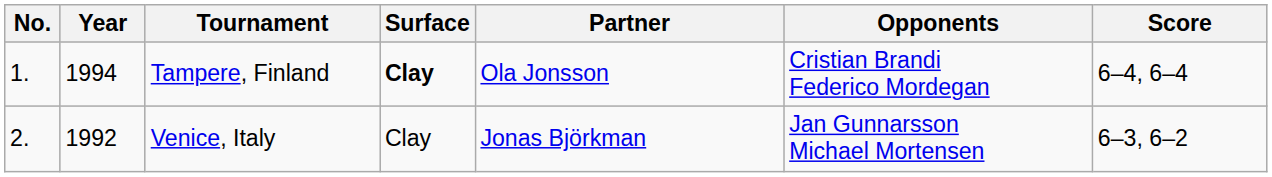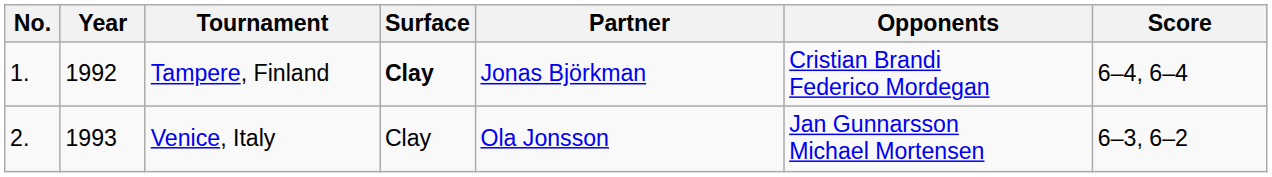(91, 73) 1994 -> (91, 73) 1992
(545, 73) Ola Jonsson -> (563, 73) Jonas Björkman
(91, 138) 1992 -> (91, 138) 1993
(563, 138) Jonas Björkman -> (545, 138) Ola Jonsson
